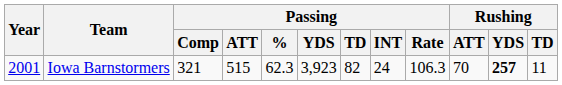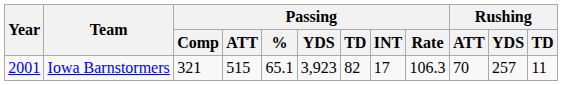(279, 67) 62.3 -> (279, 67) 65.1
(382, 67) 24 -> (382, 67) 17
(504, 67) bold -> (504, 67) normal
